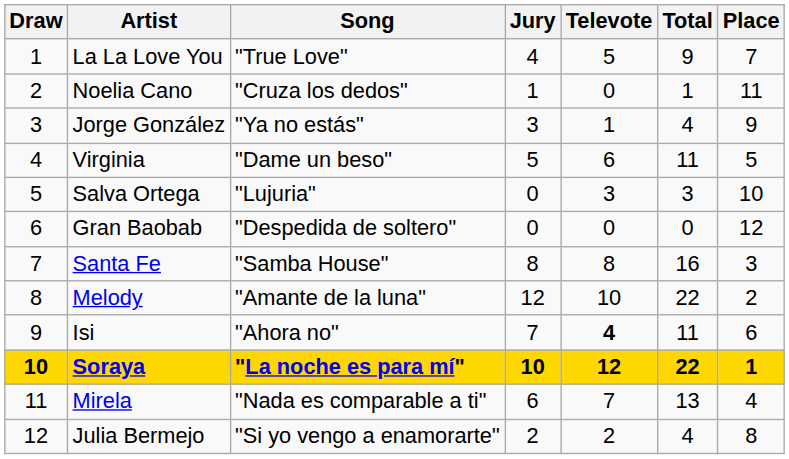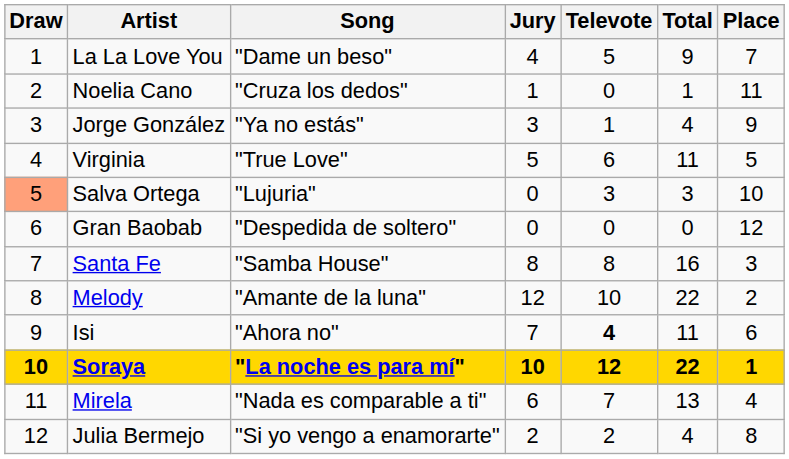(291, 56) "True Love" -> (314, 56) "Dame un beso"
(314, 159) "Dame un beso" -> (291, 159) "True Love"
(36, 194) no background -> (36, 194) lightsalmon background
